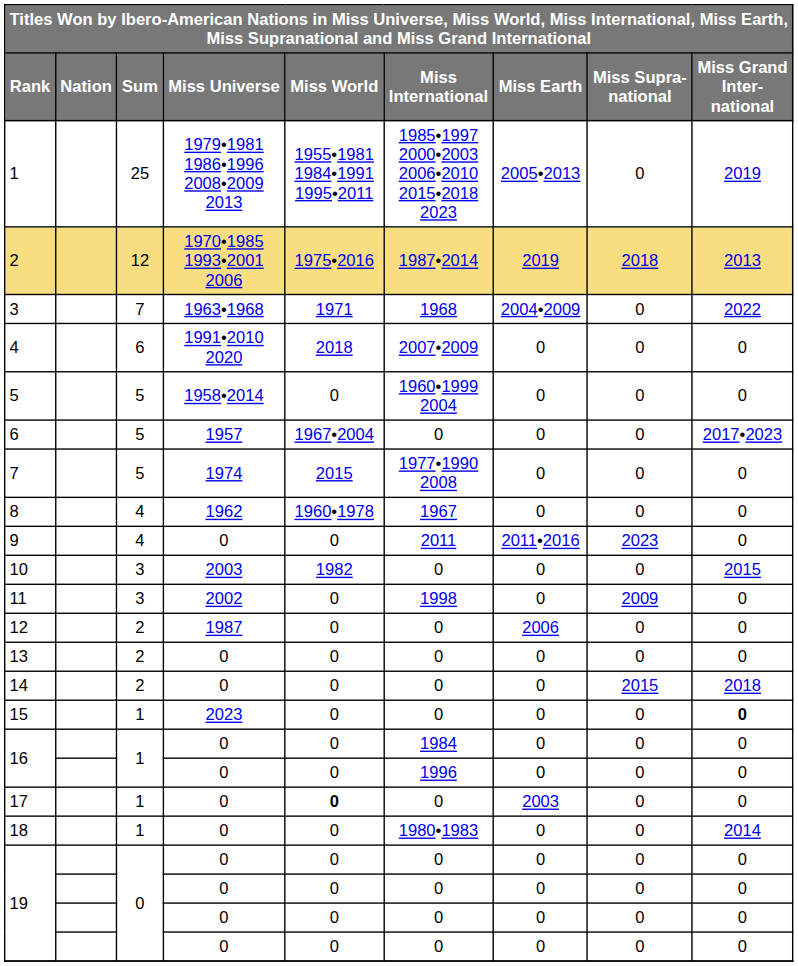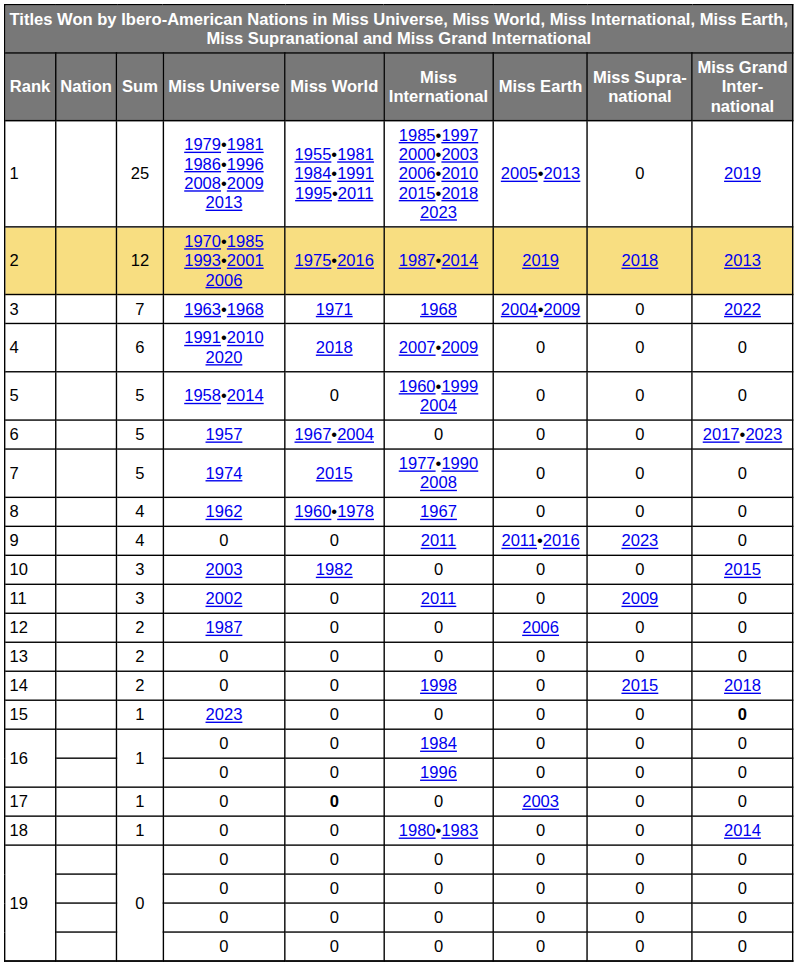(438, 599) 1998 -> (439, 599) 2011
(439, 686) 0 -> (438, 686) 1998
